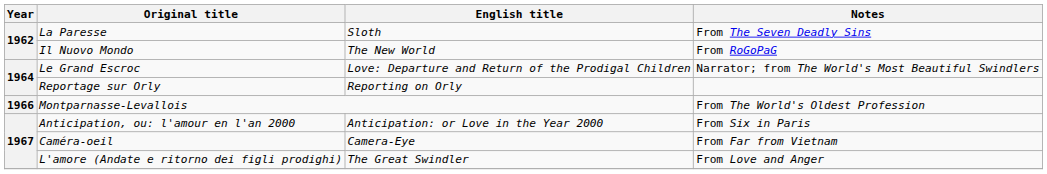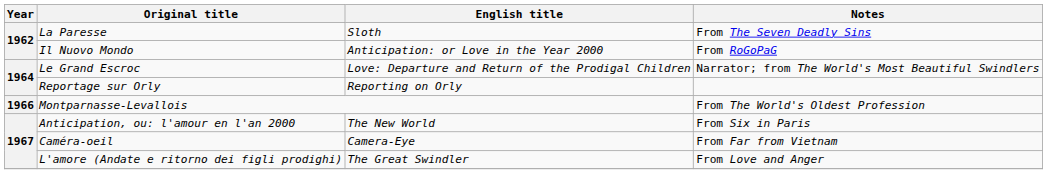(391, 50) The New World -> (475, 50) Anticipation: or Love in the Year 2000
(475, 123) Anticipation: or Love in the Year 2000 -> (391, 123) The New World
